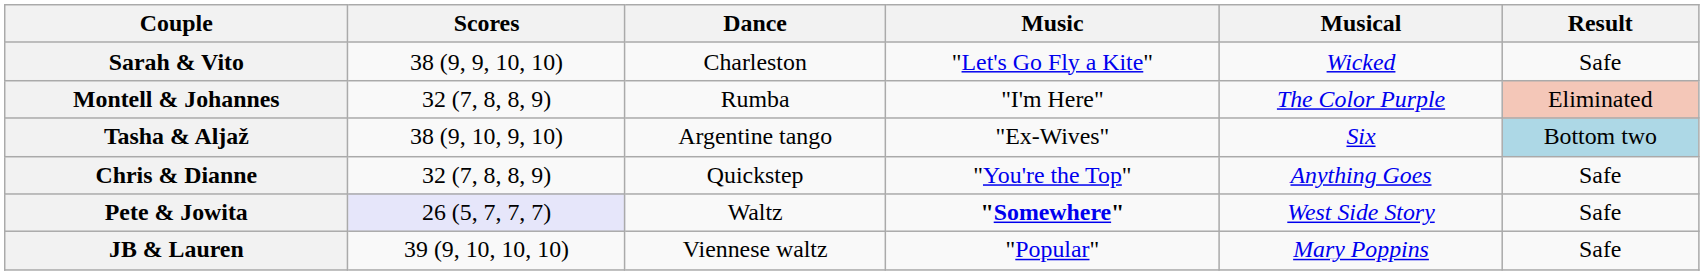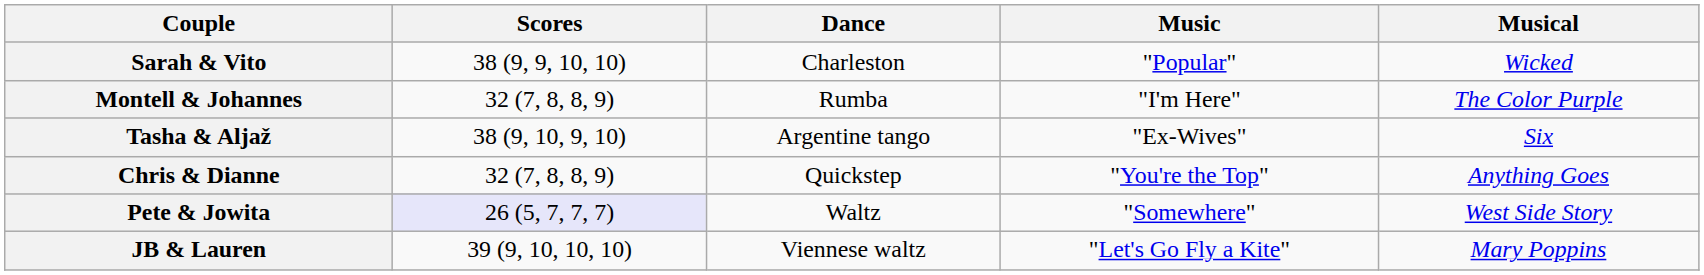- column: (1600, 23)
(1052, 61) "Let's Go Fly a Kite" -> (1189, 61) "Popular"
(1052, 212) bold -> (1189, 212) normal
(1052, 250) "Popular" -> (1189, 250) "Let's Go Fly a Kite"
